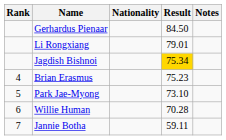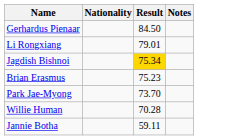- column: (18, 12)
(177, 94) 73.10 -> (150, 94) 73.70
